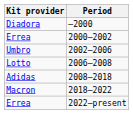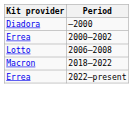- row: (90, 50)
- row: (90, 77)
